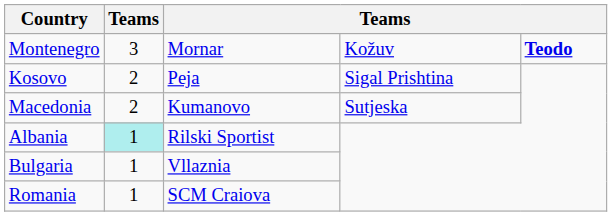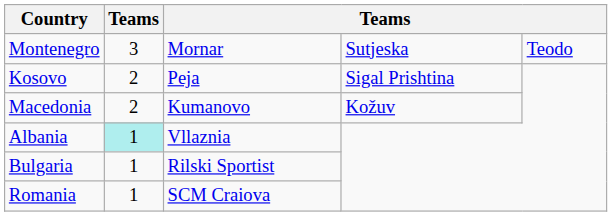(369, 48) Kožuv -> (377, 48) Sutjeska
(549, 48) bold -> (550, 48) normal
(376, 107) Sutjeska -> (370, 107) Kožuv
(221, 136) Rilski Sportist -> (199, 136) Vllaznia
(199, 166) Vllaznia -> (221, 166) Rilski Sportist
